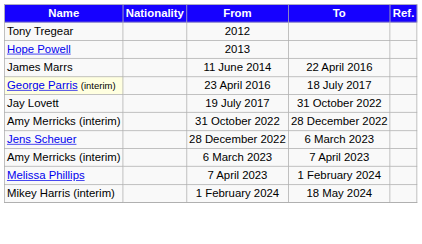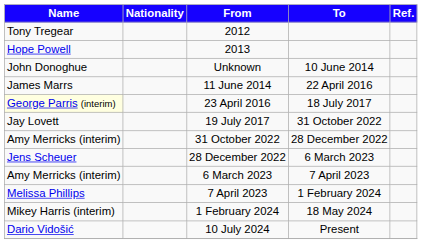+ row: (237, 67)
+ row: (237, 229)
